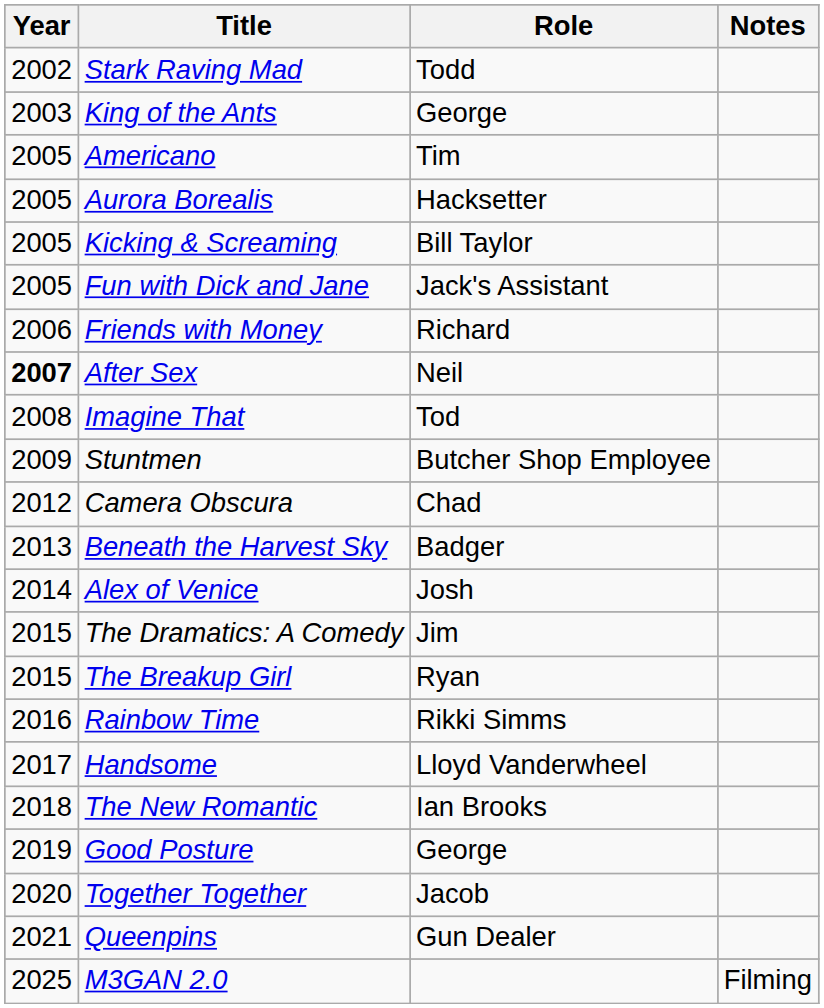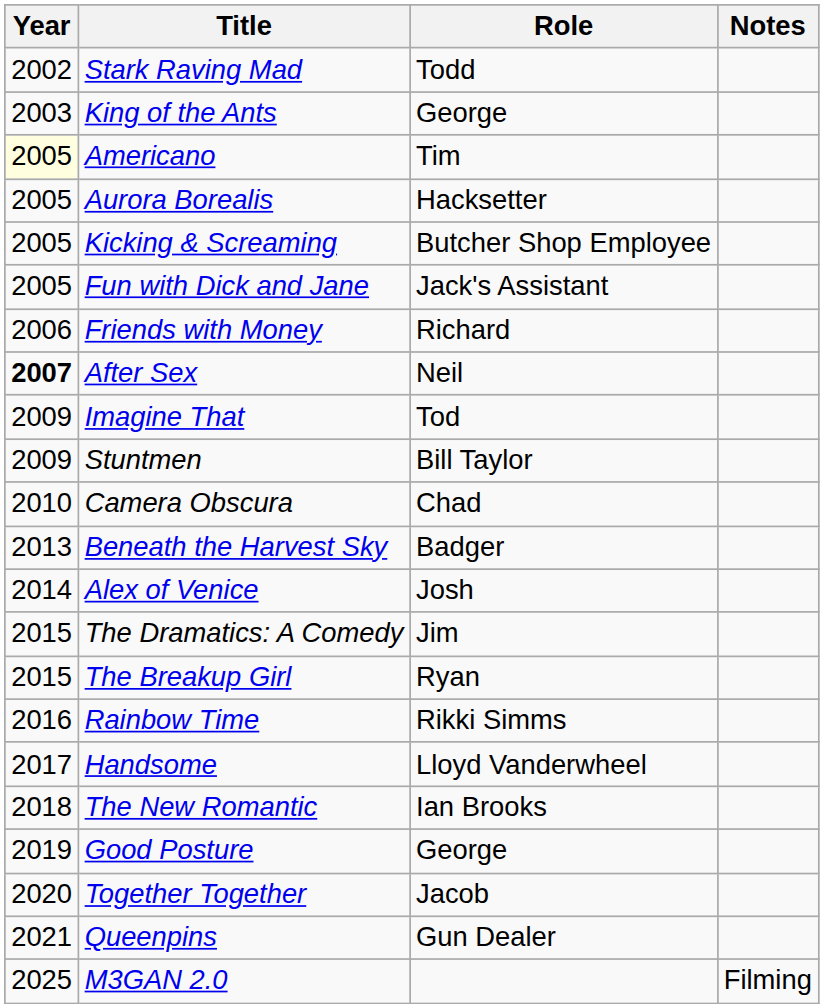(42, 156) no background -> (42, 156) lightyellow background
(474, 243) Bill Taylor -> (564, 243) Butcher Shop Employee
(42, 416) 2008 -> (42, 416) 2009
(564, 460) Butcher Shop Employee -> (474, 460) Bill Taylor
(42, 503) 2012 -> (42, 503) 2010
